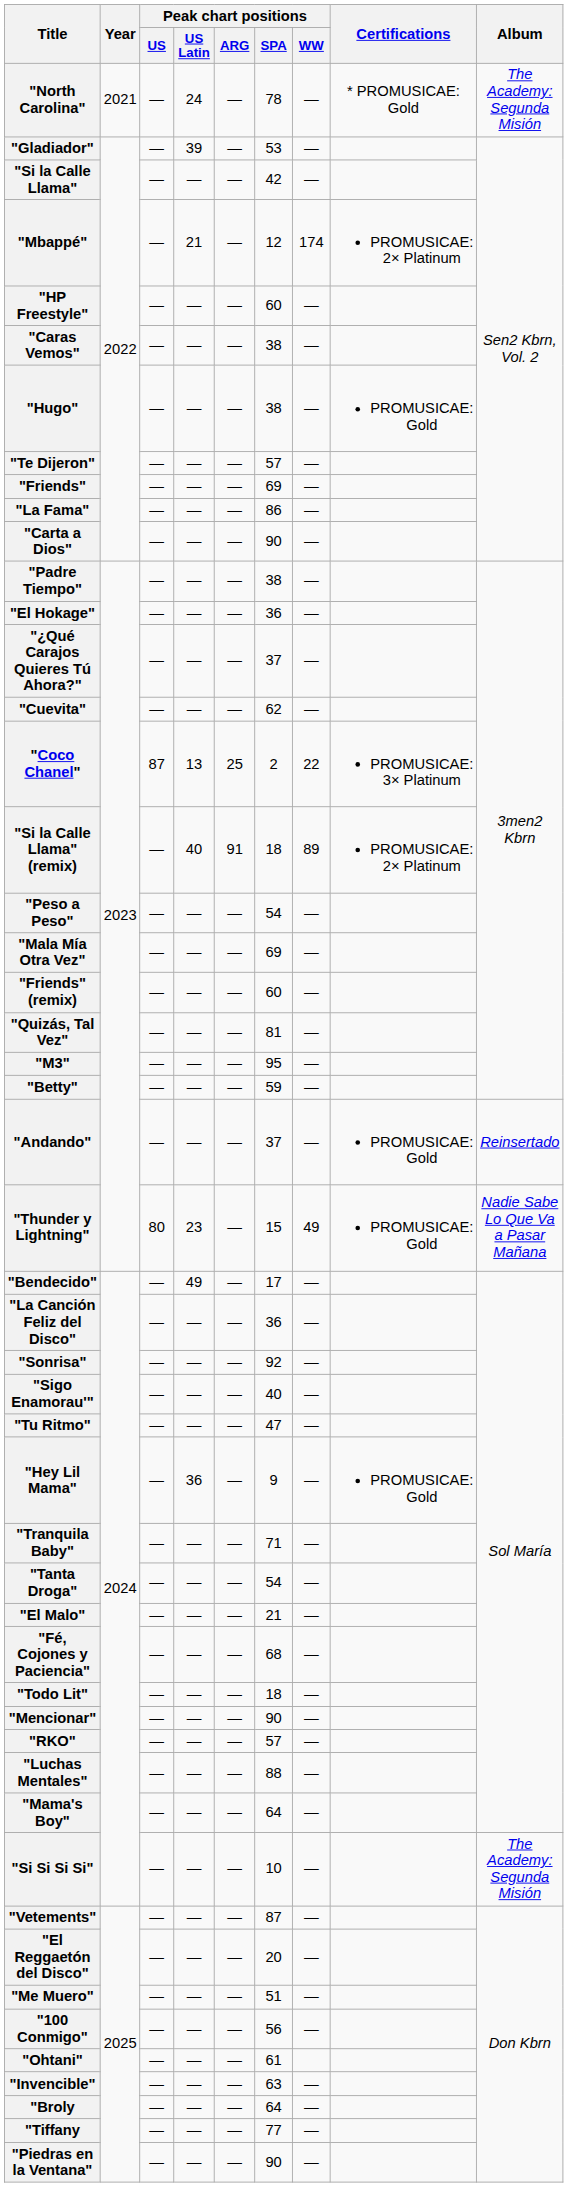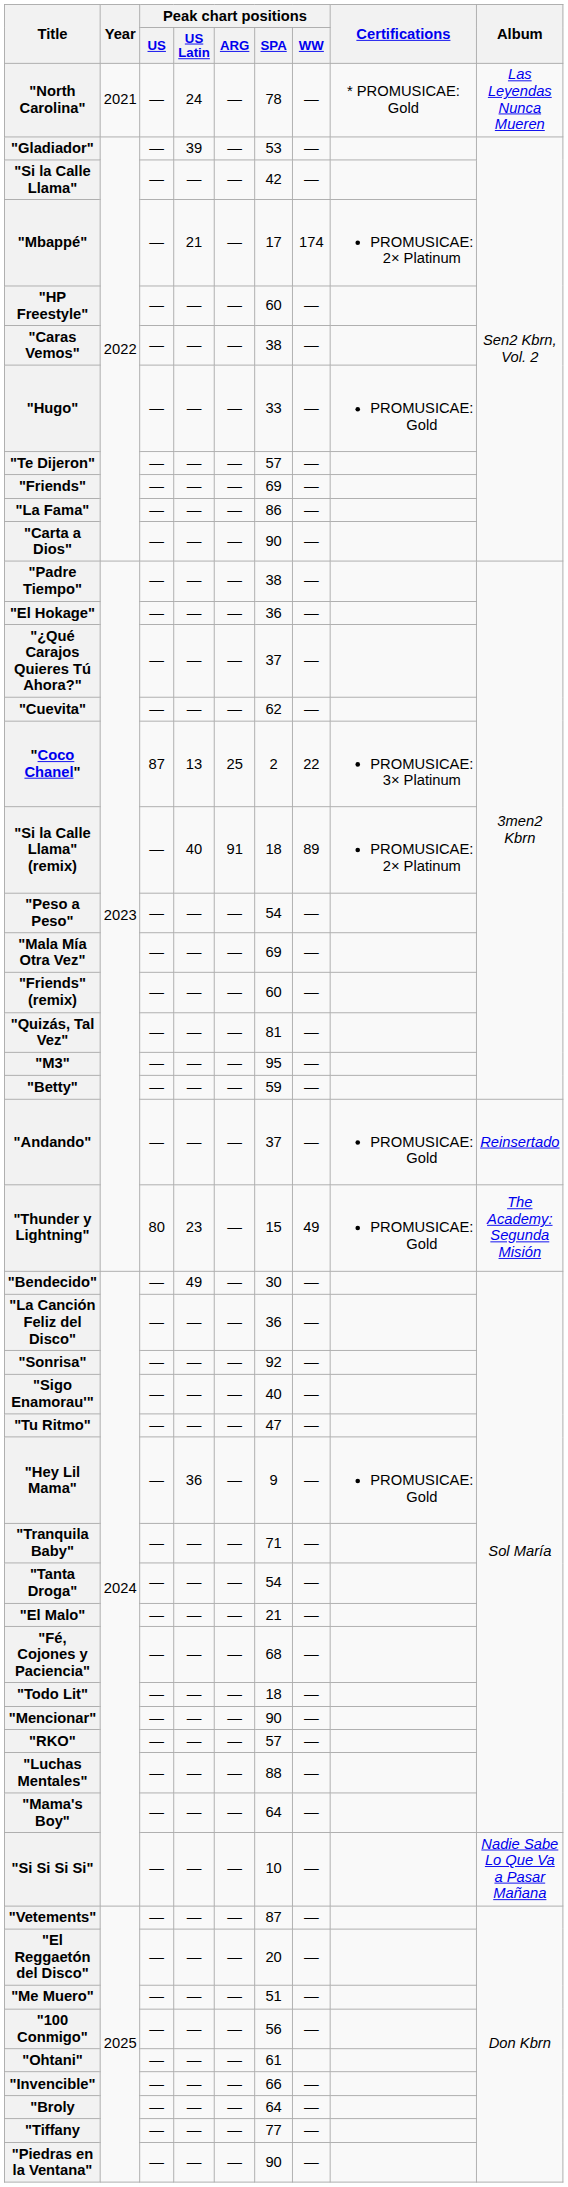(520, 100) The Academy: Segunda Misión -> (520, 100) Las Leyendas Nunca Mueren
(274, 242) 12 -> (274, 242) 17
(274, 408) 38 -> (274, 408) 33
(520, 1227) Nadie Sabe Lo Que Va a Pasar Mañana -> (520, 1227) The Academy: Segunda Misión
(274, 1282) 17 -> (274, 1282) 30
(520, 1869) The Academy: Segunda Misión -> (520, 1869) Nadie Sabe Lo Que Va a Pasar Mañana
(274, 2083) 63 -> (274, 2083) 66
